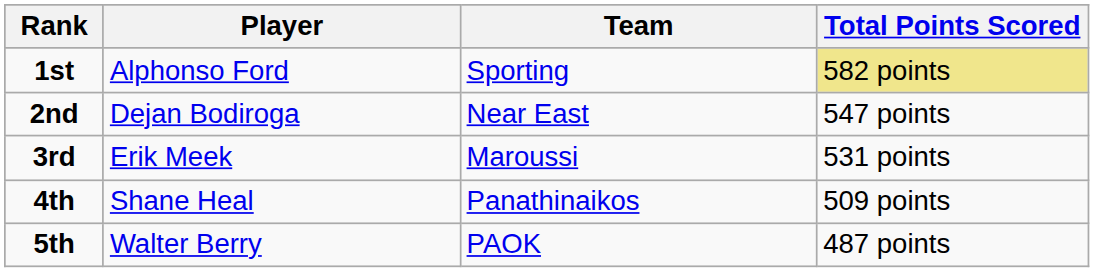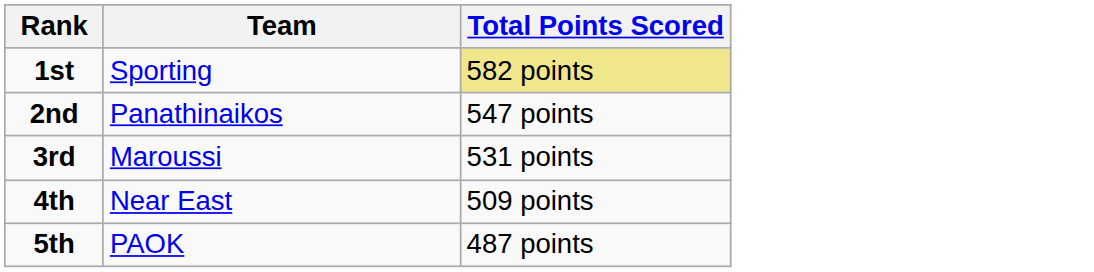- column: (282, 26)
(528, 113) Near East -> (196, 113) Panathinaikos
(553, 200) Panathinaikos -> (171, 200) Near East
